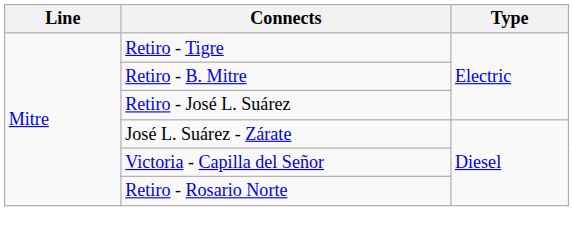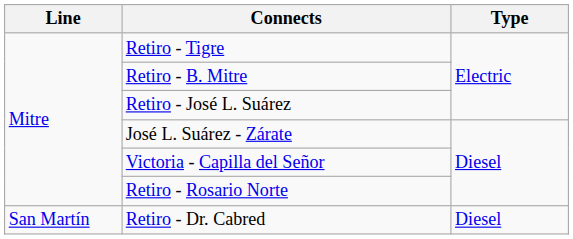+ row: (196, 219)
